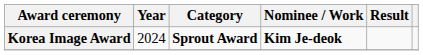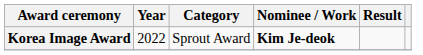(151, 38) 2024 -> (151, 38) 2022
(215, 38) bold -> (211, 38) normal
